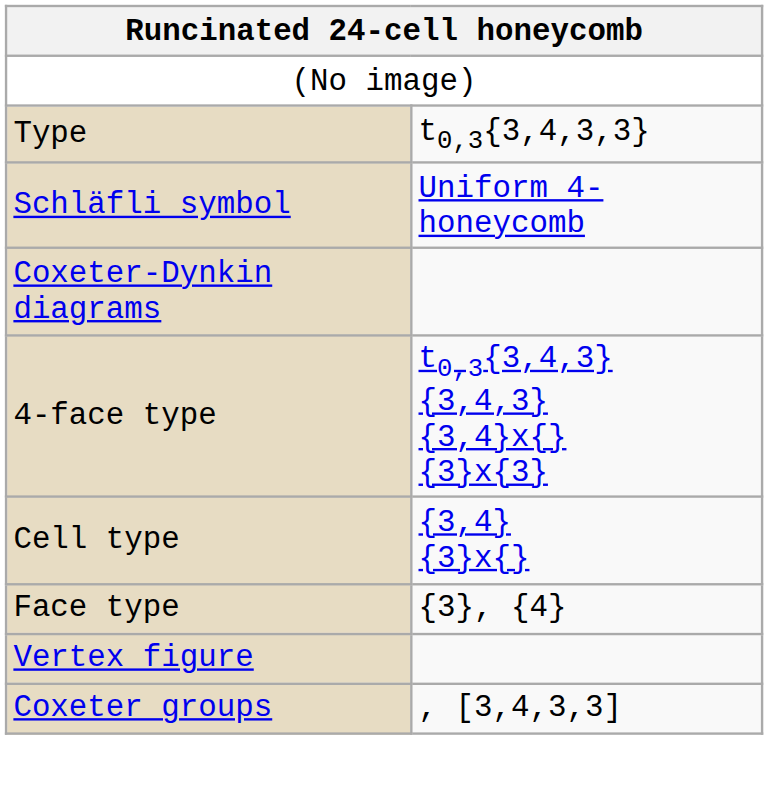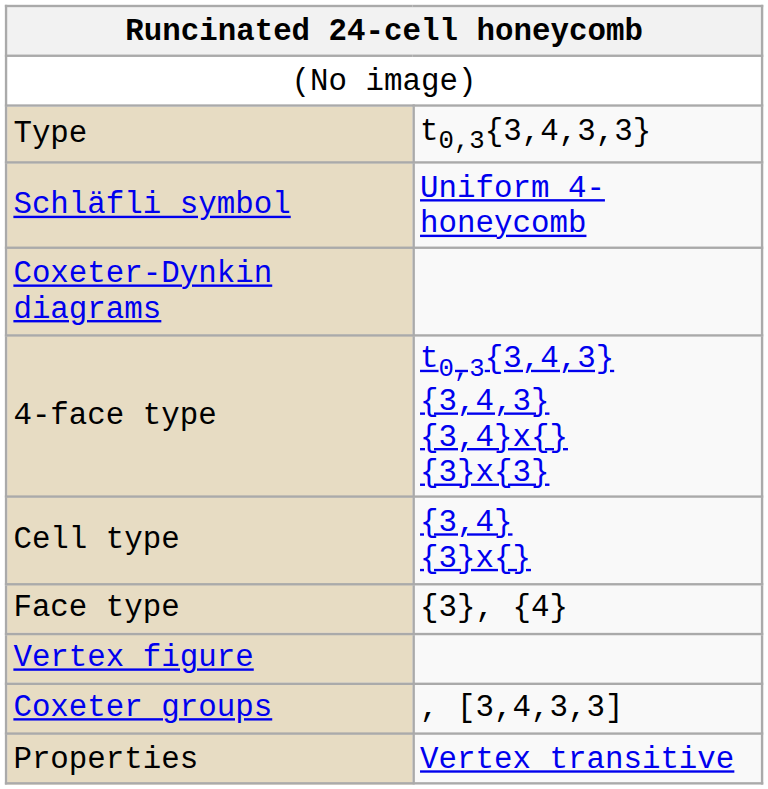+ row: (106, 759)
